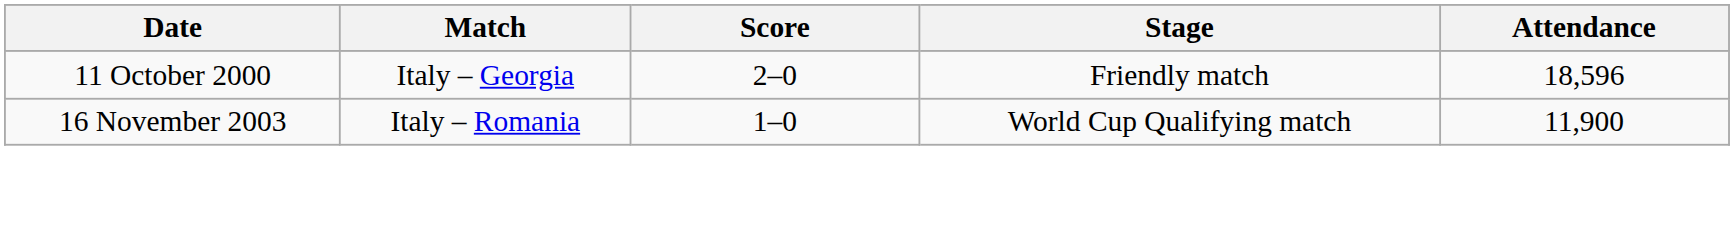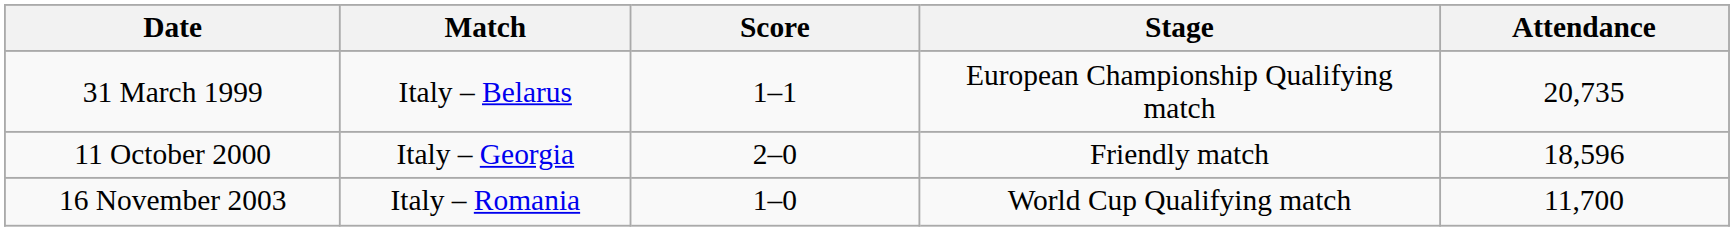+ row: (173, 91)
(1584, 121) 11,900 -> (1584, 201) 11,700
